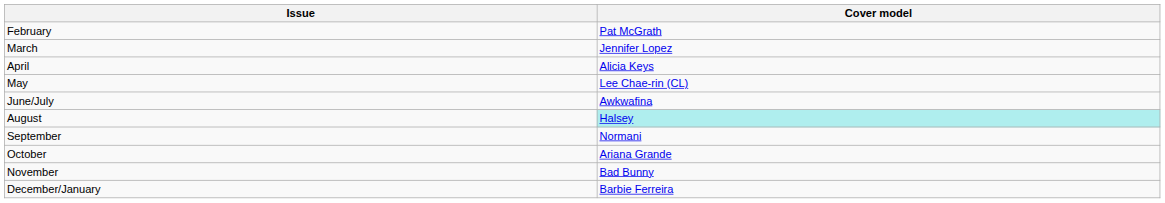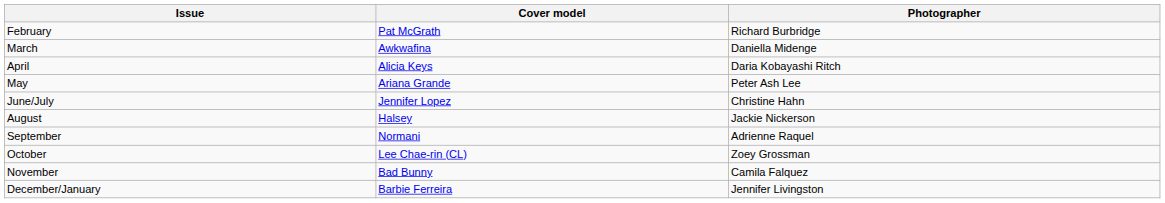+ column: (944, 13)
(636, 48) Jennifer Lopez -> (405, 48) Awkwafina
(644, 84) Lee Chae-rin (CL) -> (414, 84) Ariana Grande
(626, 101) Awkwafina -> (415, 101) Jennifer Lopez
(616, 119) paleturquoise background -> (395, 119) no background
(636, 154) Ariana Grande -> (423, 154) Lee Chae-rin (CL)
